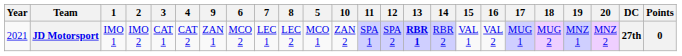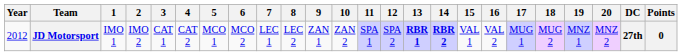columns swapped: (318, 12) <-> (213, 12)
(17, 35) 2021 -> (17, 35) 2012
(443, 35) normal -> (444, 35) bold
